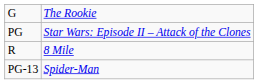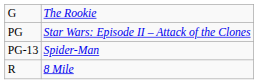rows swapped: (23, 69) <-> (12, 50)
